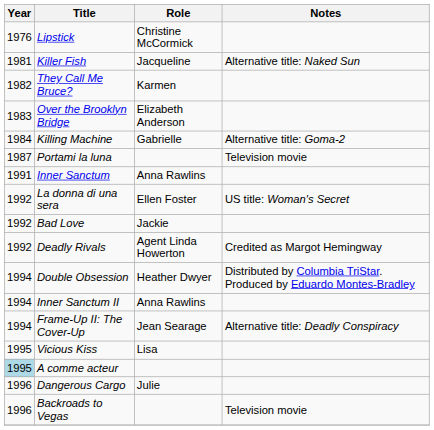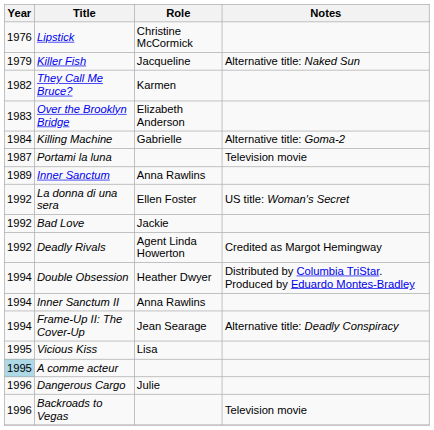(19, 61) 1981 -> (19, 61) 1979
(19, 175) 1991 -> (19, 175) 1989
